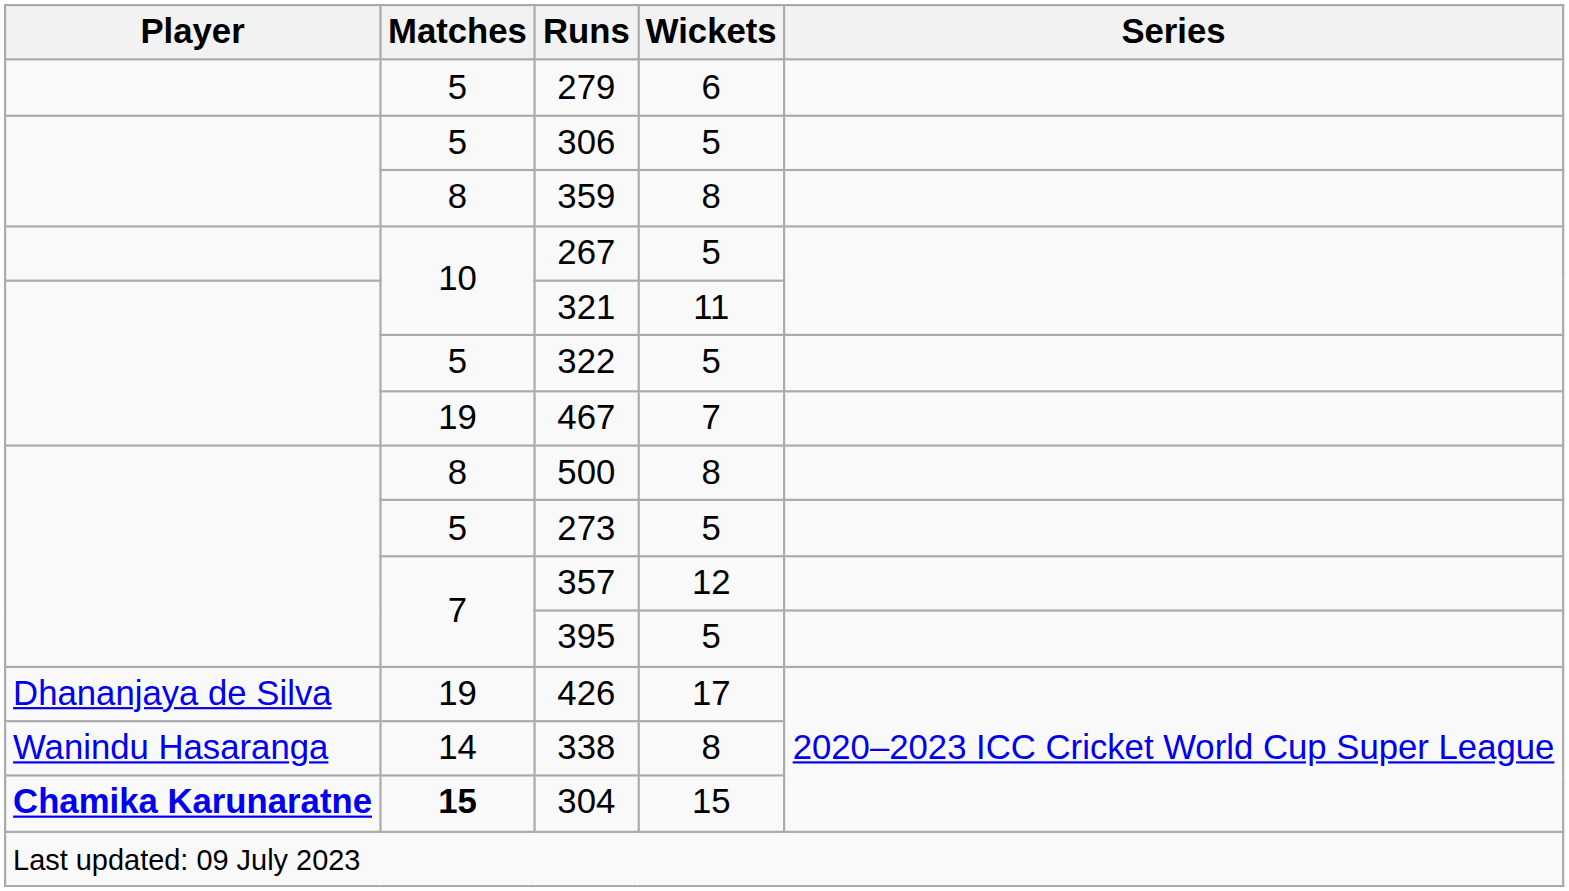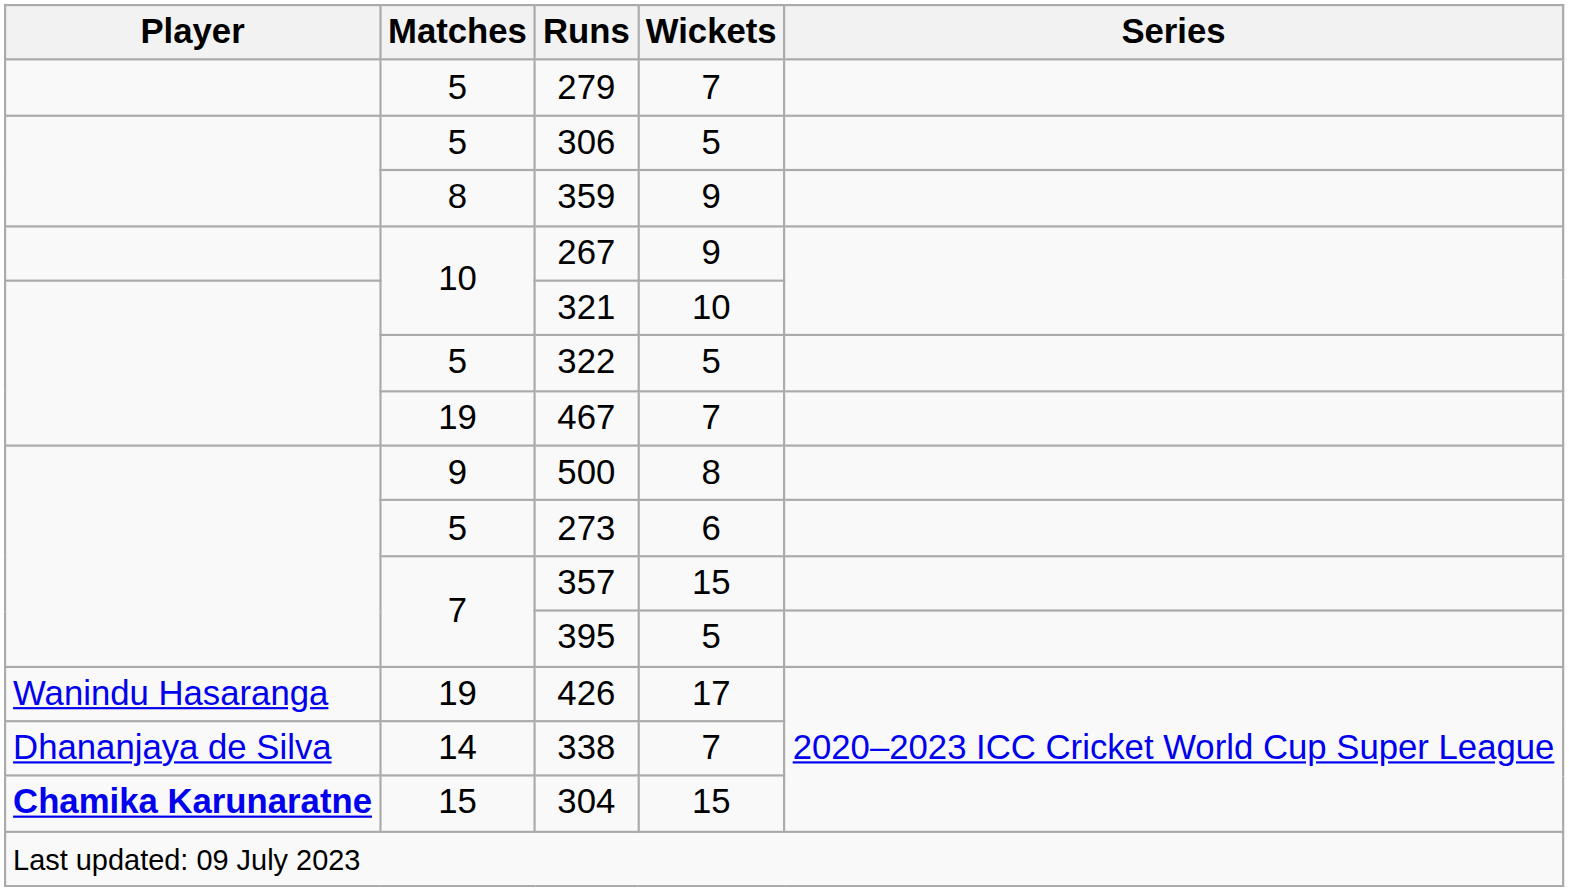(711, 87) 6 -> (711, 87) 7
(711, 197) 8 -> (711, 197) 9
(711, 252) 5 -> (711, 252) 9
(711, 307) 11 -> (711, 307) 10
(457, 472) 8 -> (457, 472) 9
(711, 527) 5 -> (711, 527) 6
(711, 582) 12 -> (711, 582) 15
(172, 692) Dhananjaya de Silva -> (171, 692) Wanindu Hasaranga
(171, 747) Wanindu Hasaranga -> (172, 747) Dhananjaya de Silva
(711, 747) 8 -> (711, 747) 7
(457, 802) bold -> (457, 802) normal
